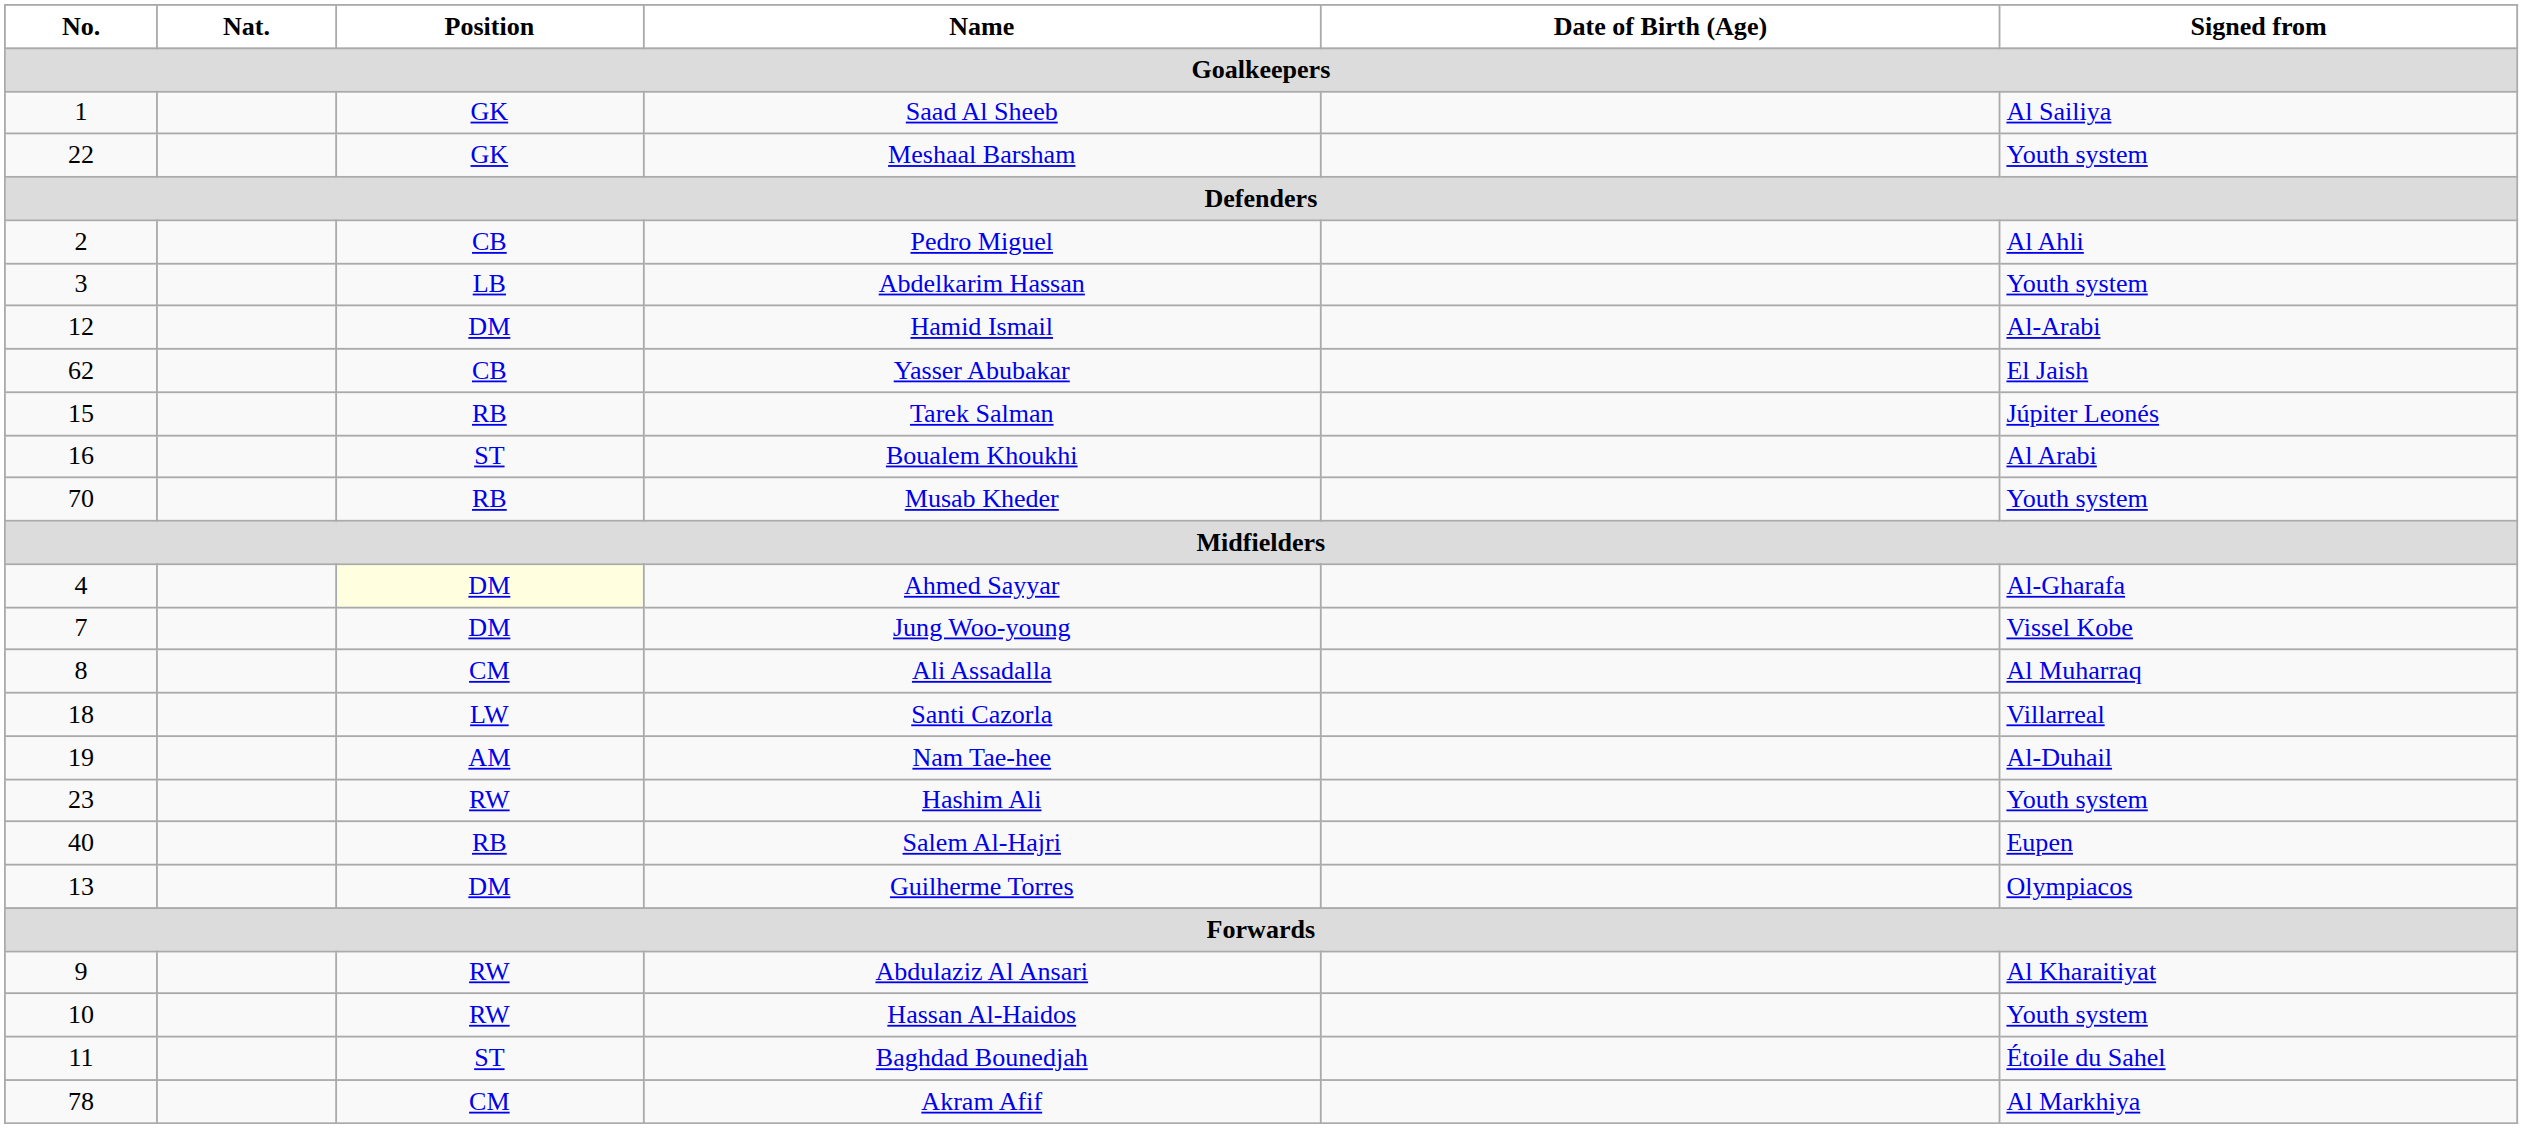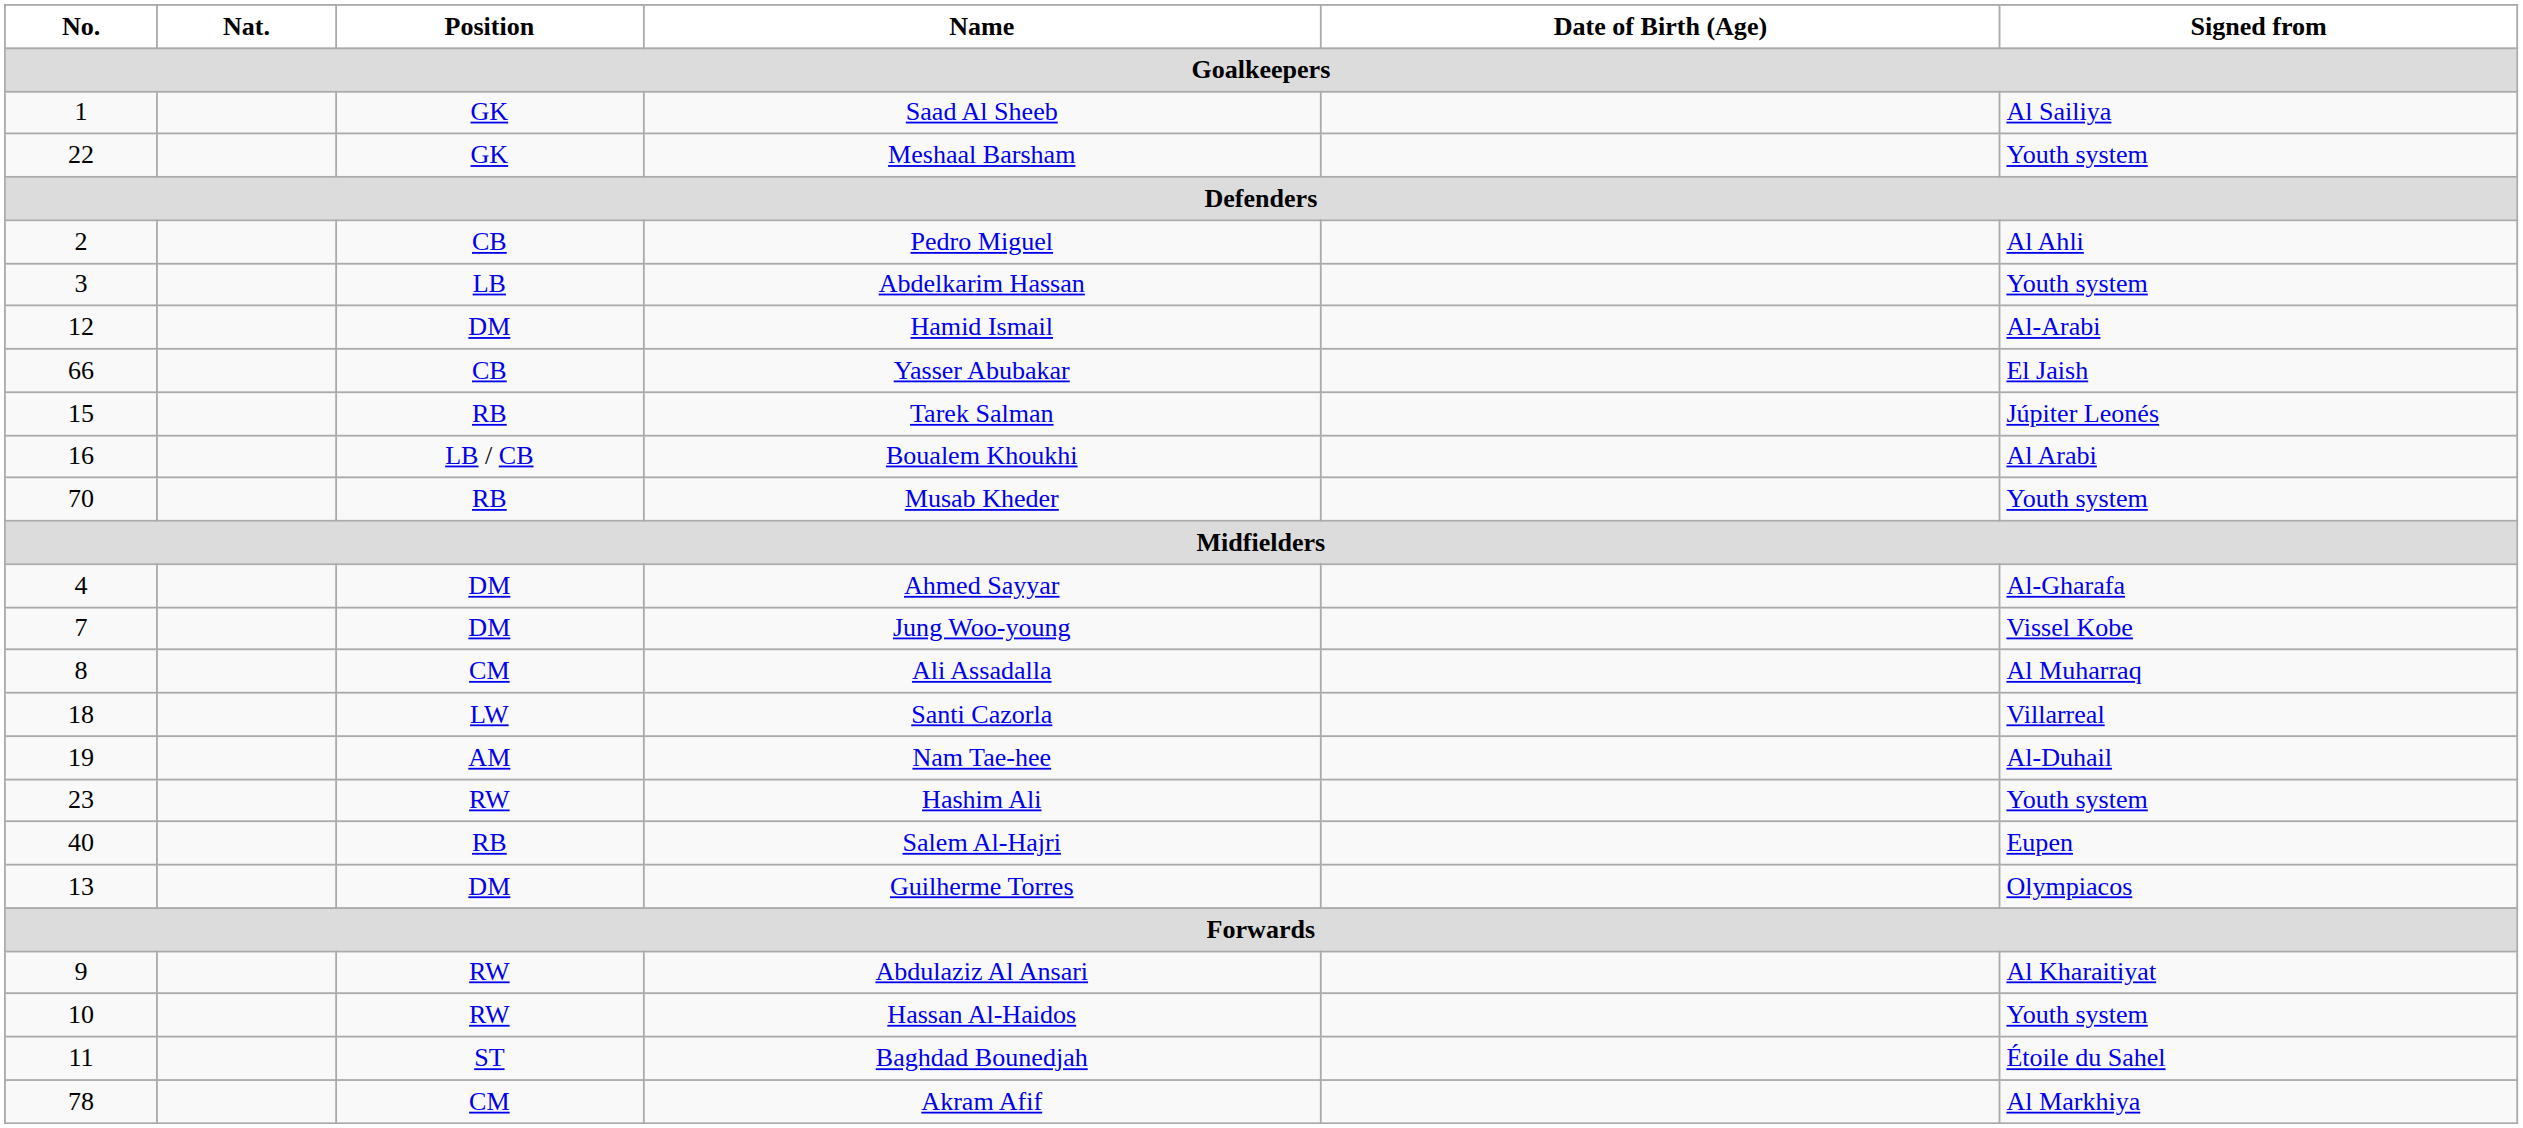(81, 370) 62 -> (81, 370) 66
(489, 456) ST -> (489, 456) LB / CB
(489, 585) lightyellow background -> (489, 585) no background
